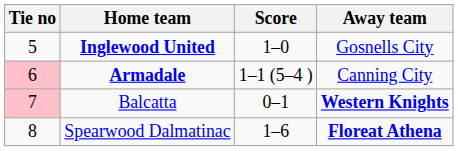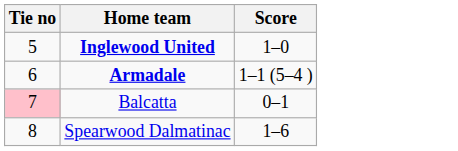- column: (385, 18)
(32, 74) pink background -> (32, 74) no background
